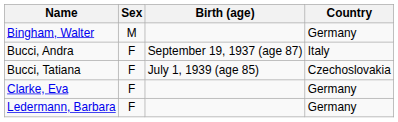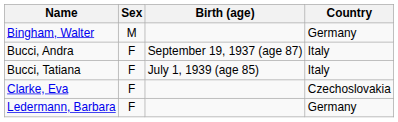(349, 70) Czechoslovakia -> (319, 70) Italy
(332, 88) Germany -> (349, 88) Czechoslovakia
